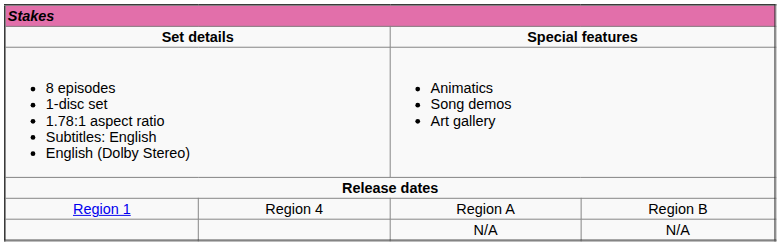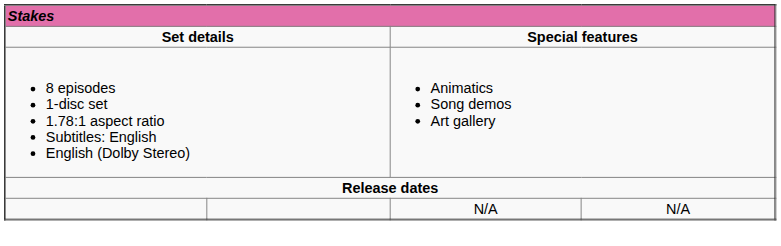- row: (102, 209)
